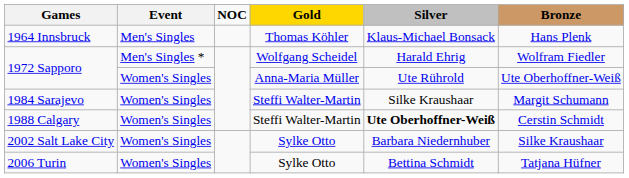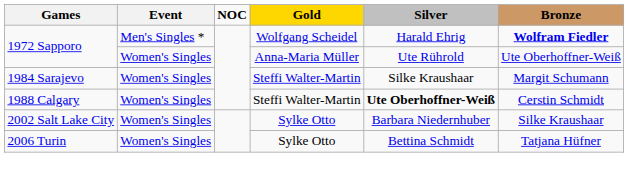- row: (49, 36)
(561, 57) normal -> (561, 36) bold
